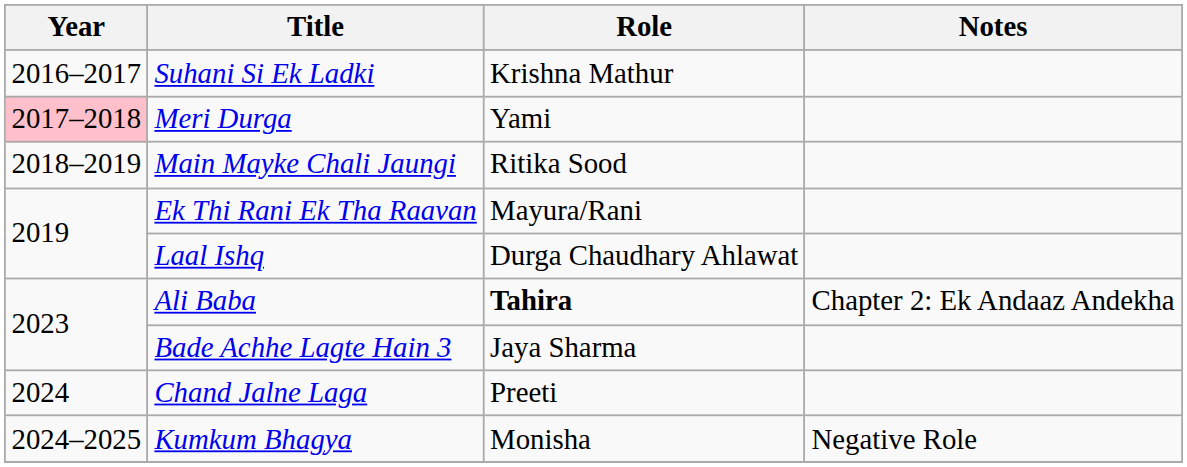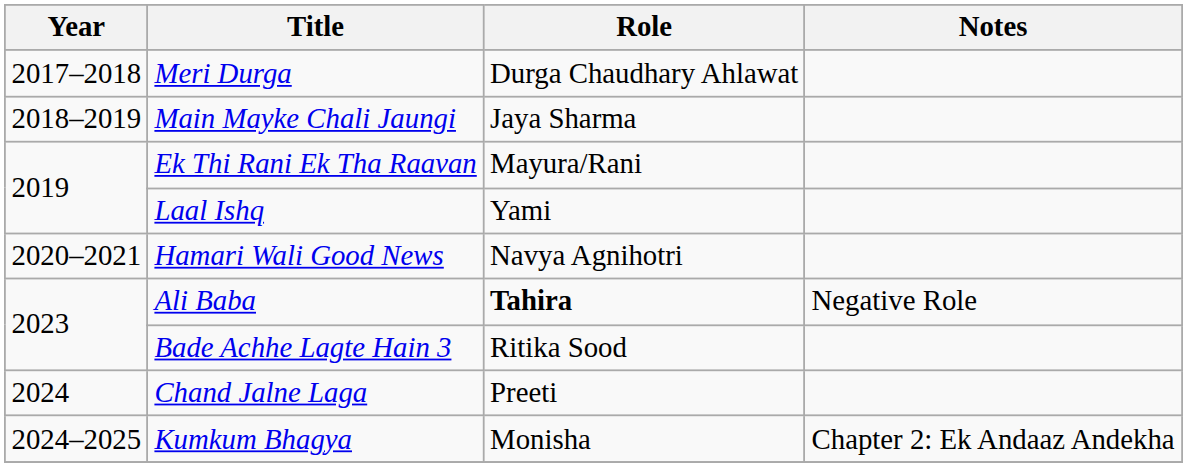- row: (264, 73)
(76, 118) pink background -> (76, 73) no background
(521, 118) Yami -> (644, 73) Durga Chaudhary Ahlawat
(558, 164) Ritika Sood -> (563, 118) Jaya Sharma
(644, 255) Durga Chaudhary Ahlawat -> (521, 210) Yami
+ row: (299, 255)
(993, 301) Chapter 2: Ek Andaaz Andekha -> (894, 301) Negative Role
(563, 347) Jaya Sharma -> (558, 347) Ritika Sood
(894, 438) Negative Role -> (993, 438) Chapter 2: Ek Andaaz Andekha
